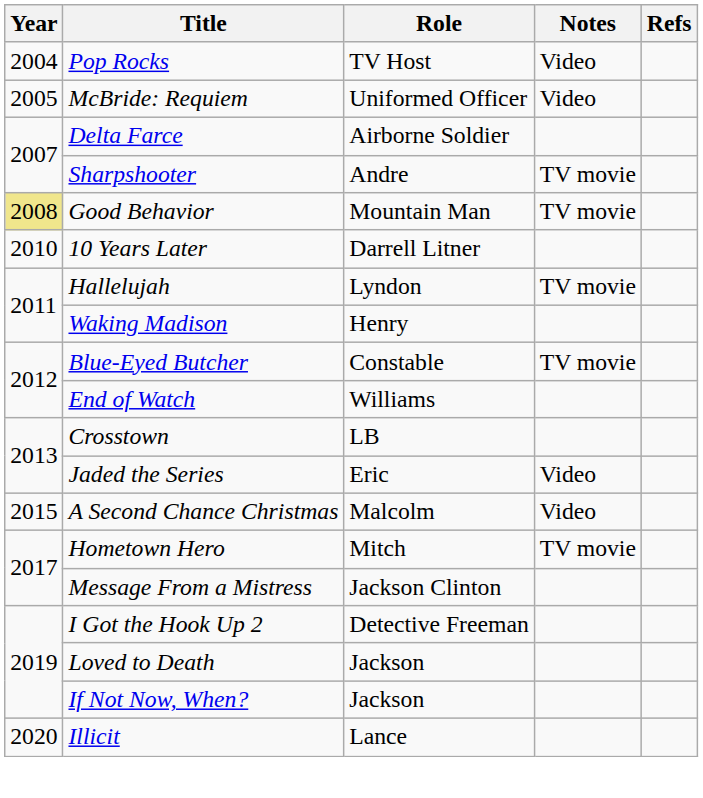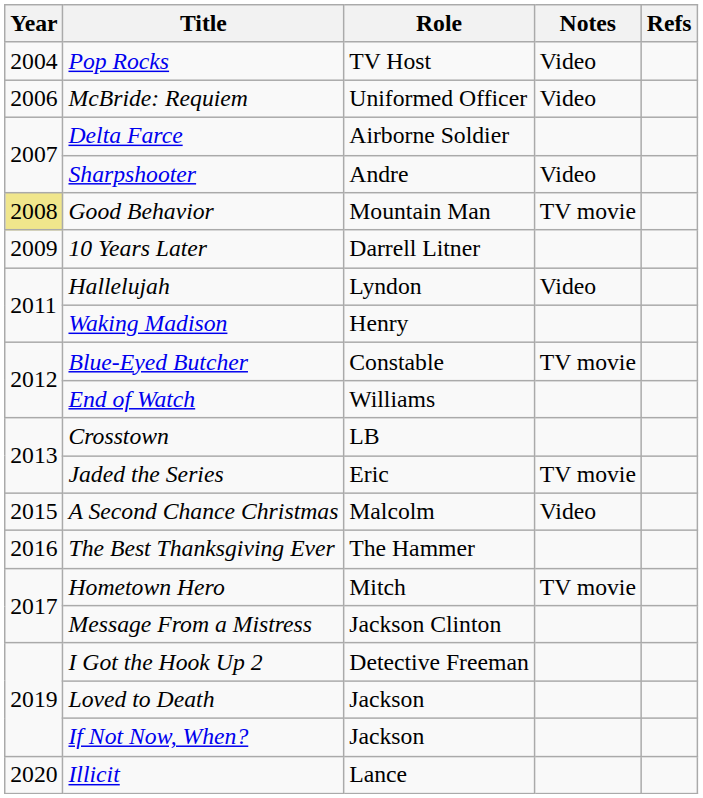(34, 98) 2005 -> (34, 98) 2006
(588, 173) TV movie -> (568, 173) Video
(34, 248) 2010 -> (34, 248) 2009
(588, 286) TV movie -> (568, 286) Video
(568, 473) Video -> (588, 473) TV movie
+ row: (202, 549)
